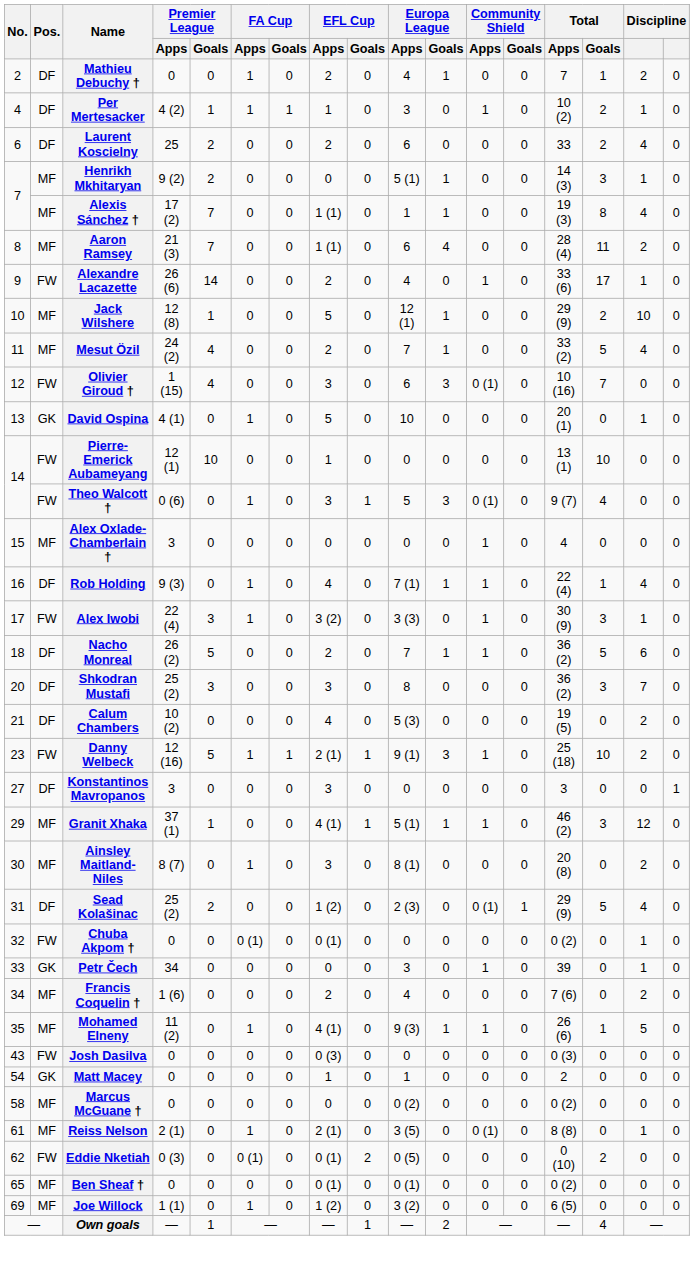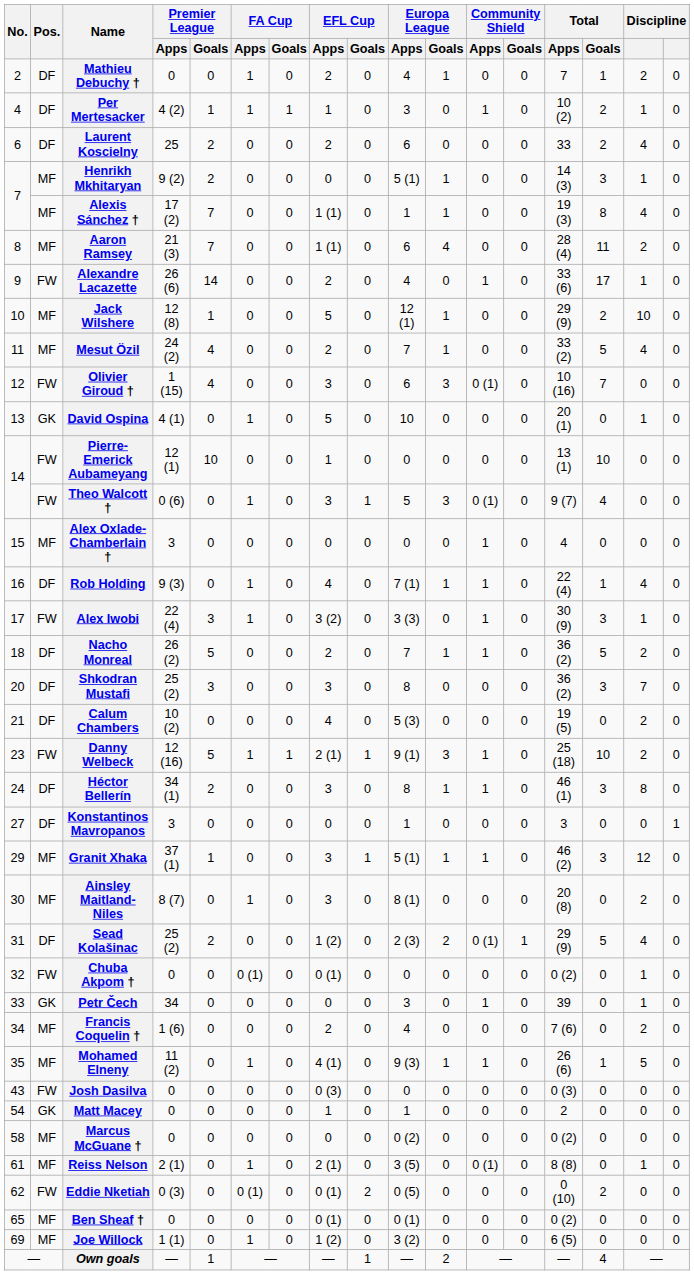(643, 652) 6 -> (643, 652) 2
+ row: (108, 789)
(328, 789) 3 -> (328, 823) 0
(407, 789) 0 -> (407, 823) 1
(328, 823) 4 (1) -> (328, 858) 3
(446, 906) 0 -> (446, 940) 2
